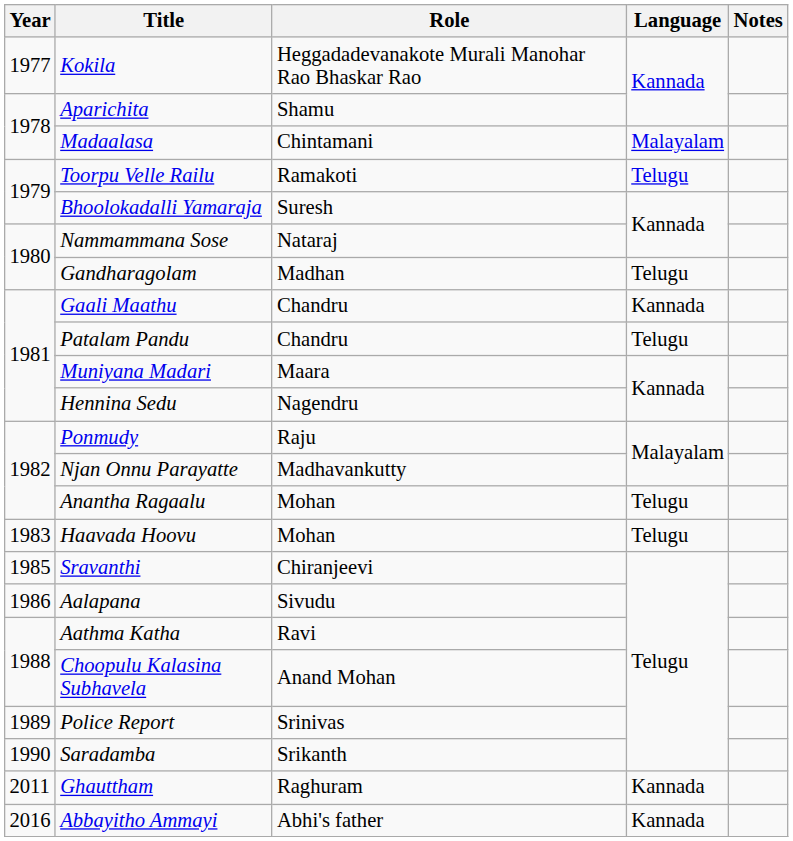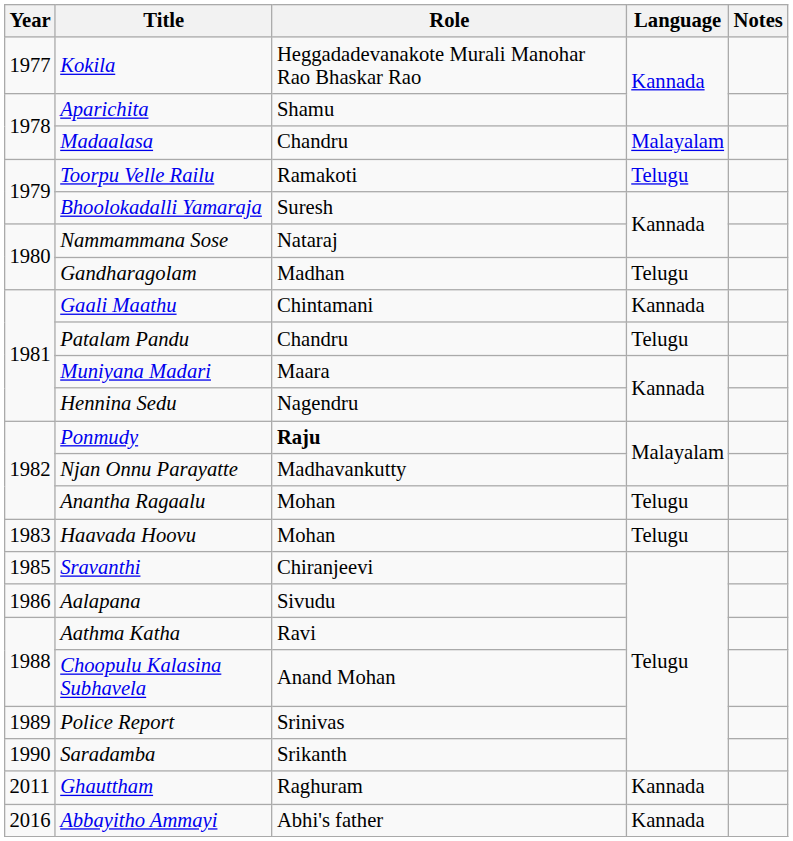(325, 142) Chintamani -> (312, 142) Chandru
(312, 305) Chandru -> (325, 305) Chintamani
(296, 436) normal -> (299, 436) bold
